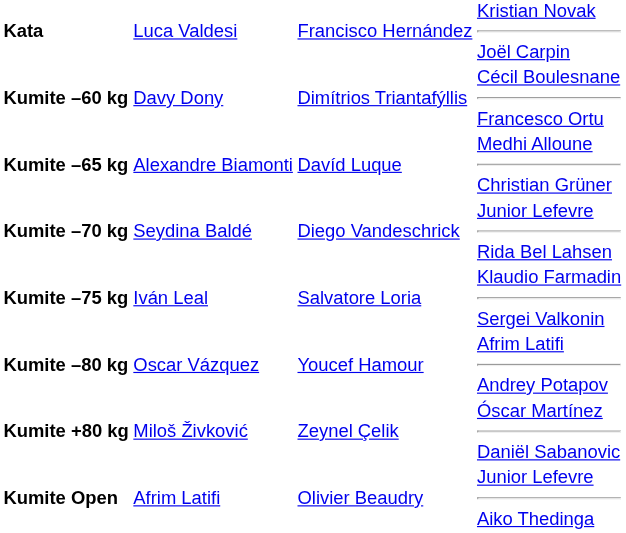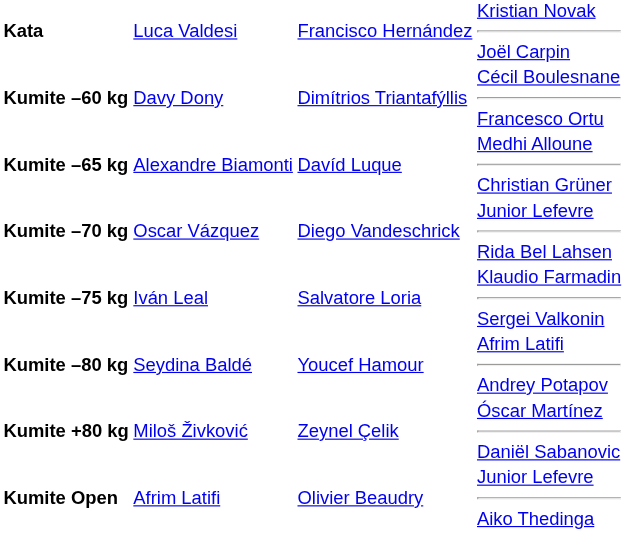(193, 231) Seydina Baldé -> (196, 231) Oscar Vázquez
(196, 364) Oscar Vázquez -> (193, 364) Seydina Baldé
